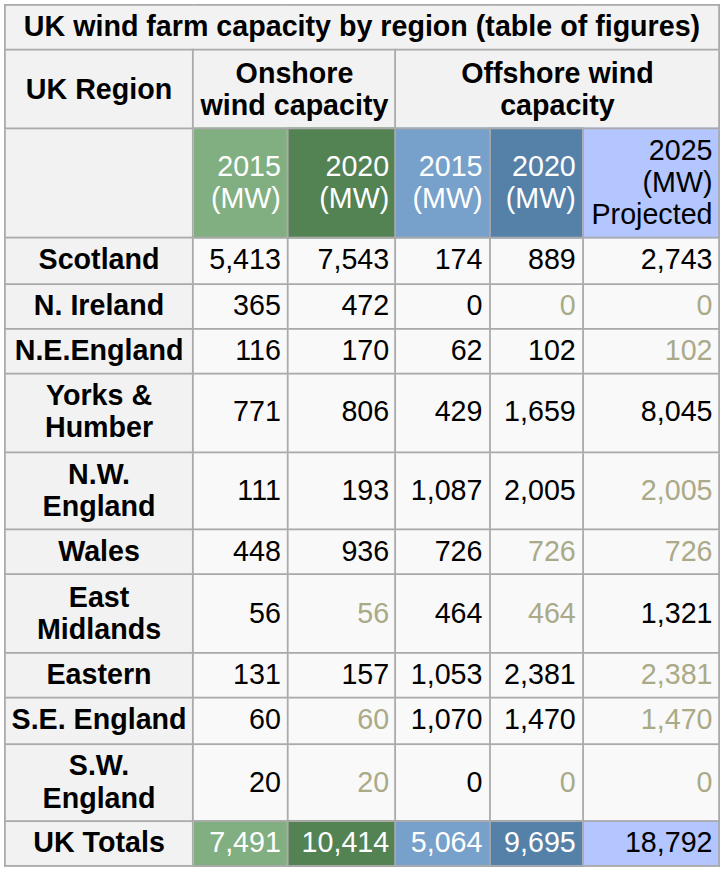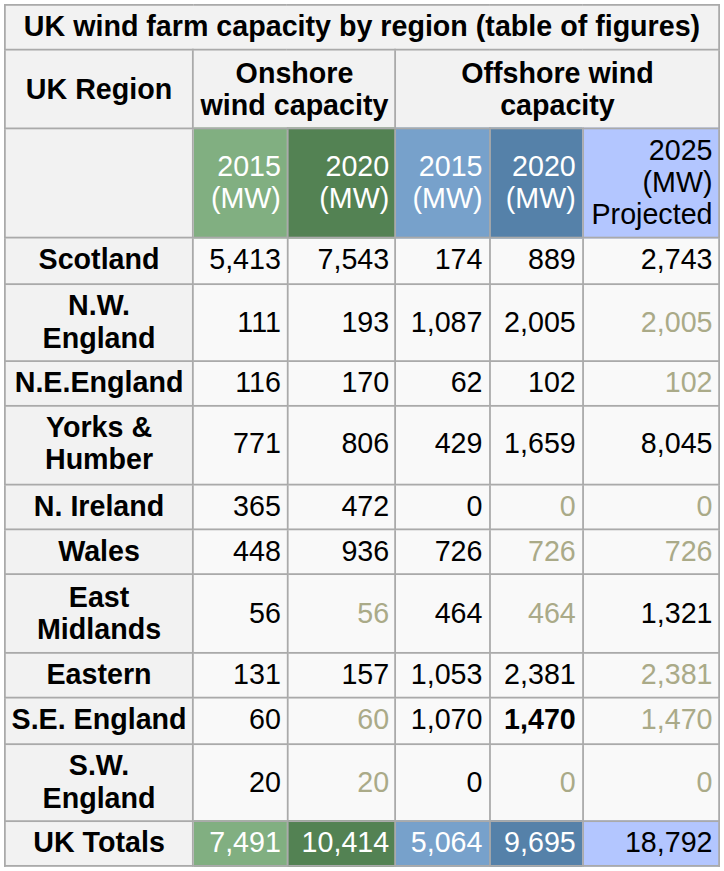rows swapped: (99, 490) <-> (99, 305)
(540, 720) normal -> (540, 720) bold
